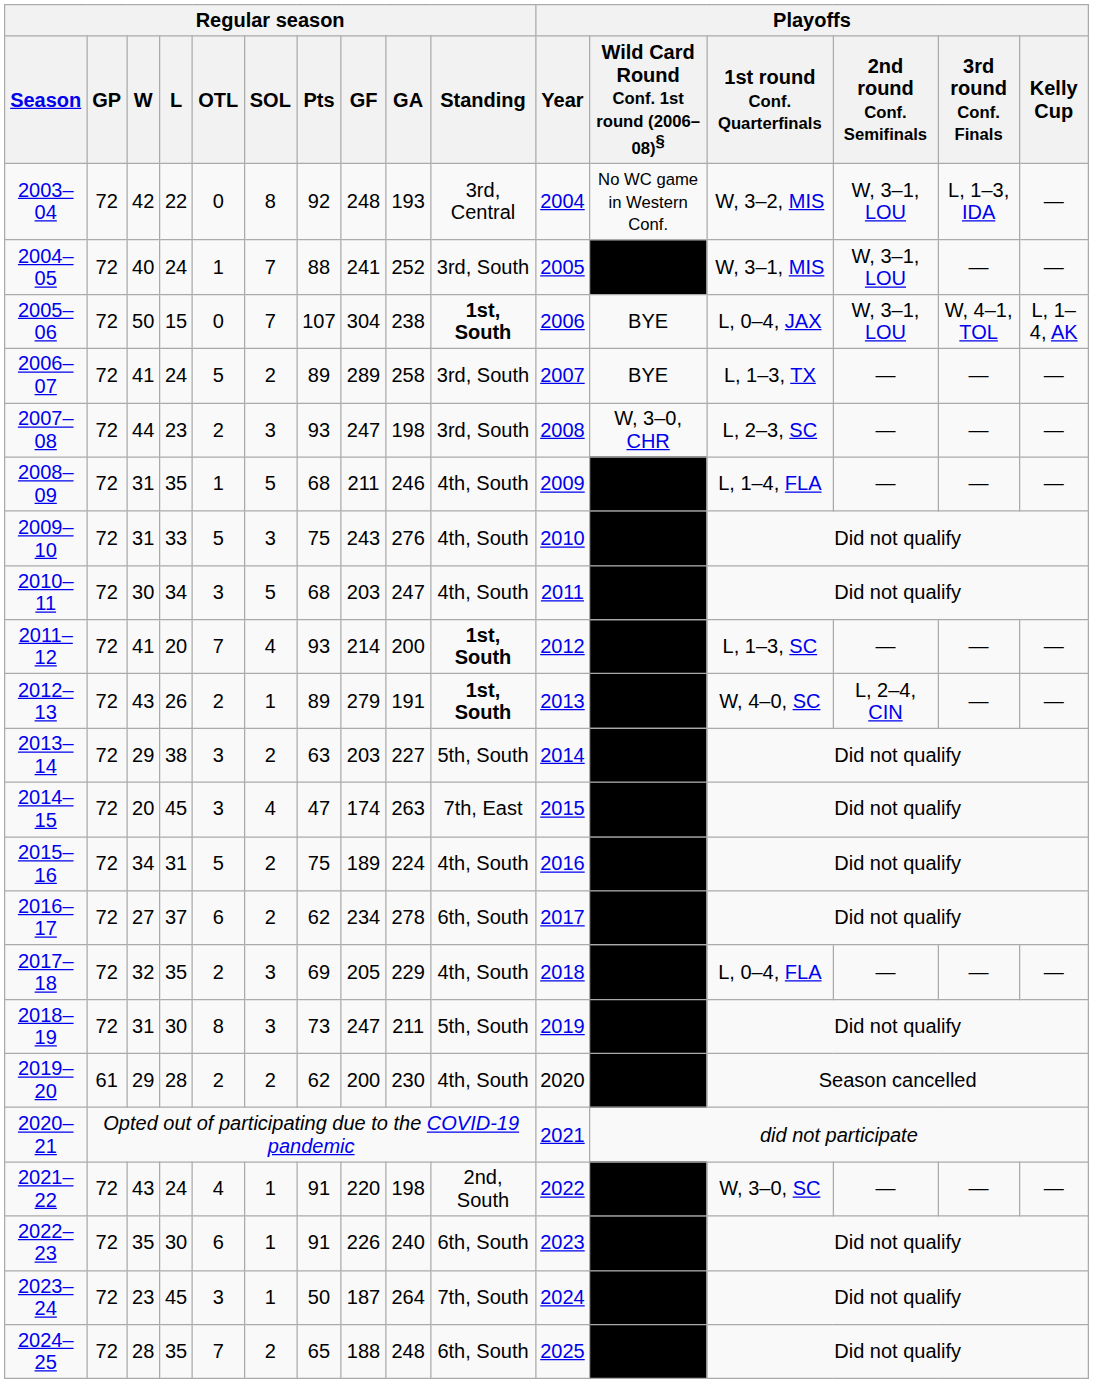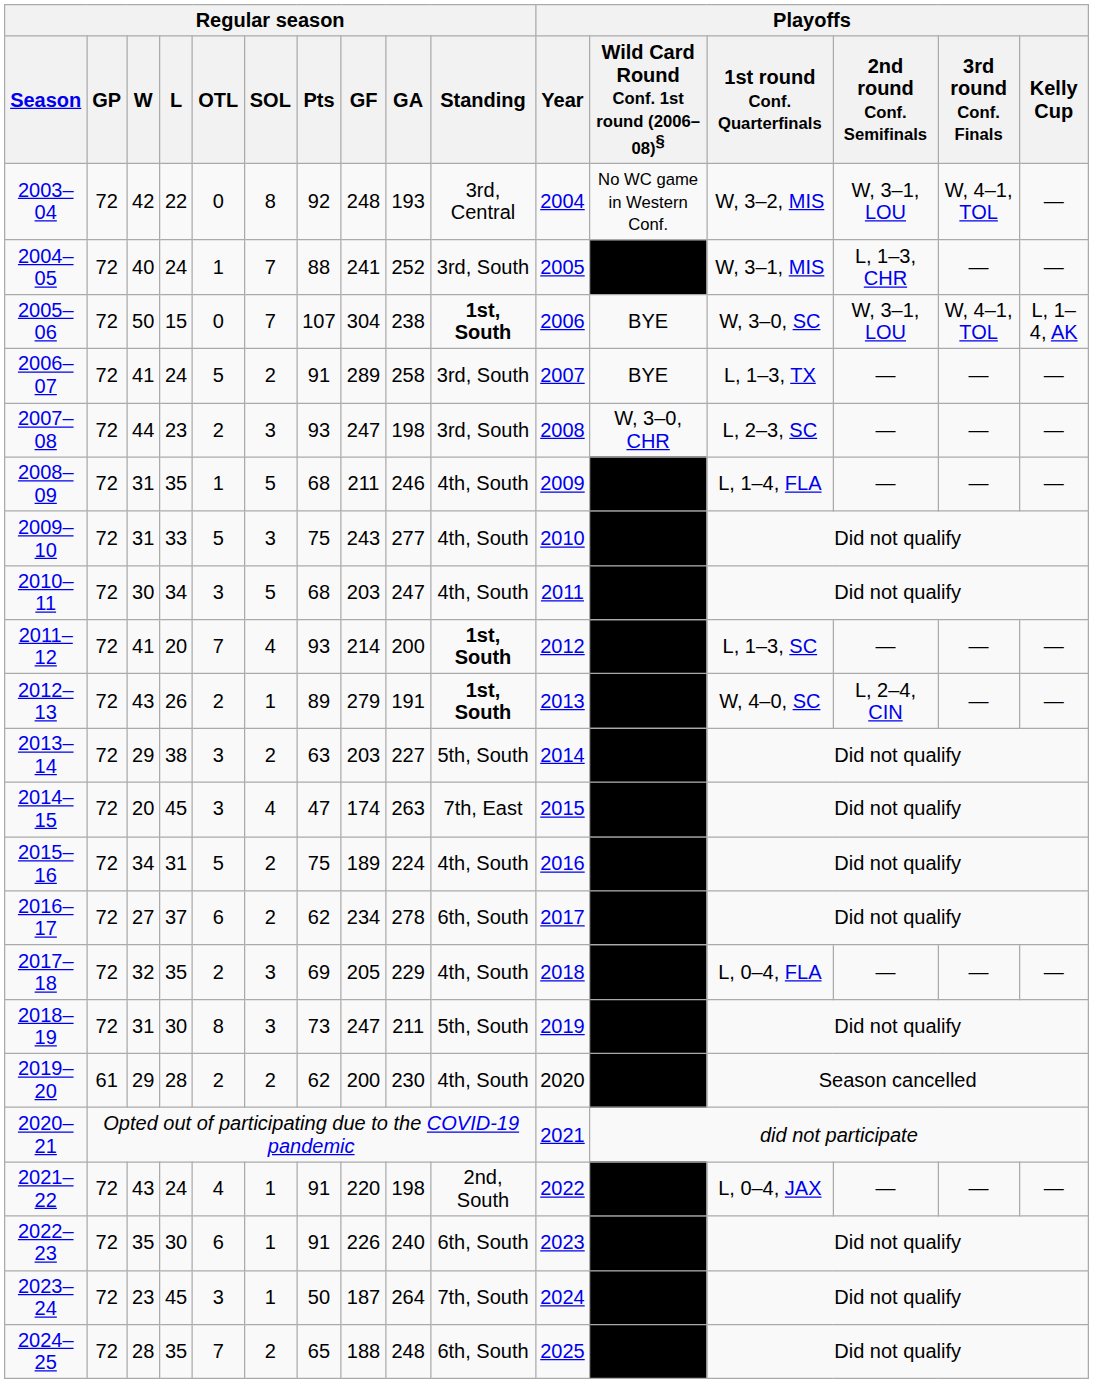(979, 201) L, 1–3, IDA -> (979, 201) W, 4–1, TOL
(885, 267) W, 3–1, LOU -> (885, 267) L, 1–3, CHR
(770, 321) L, 0–4, JAX -> (770, 321) W, 3–0, SC
(319, 375) 89 -> (319, 375) 91
(408, 538) 276 -> (408, 538) 277
(770, 1188) W, 3–0, SC -> (770, 1188) L, 0–4, JAX
